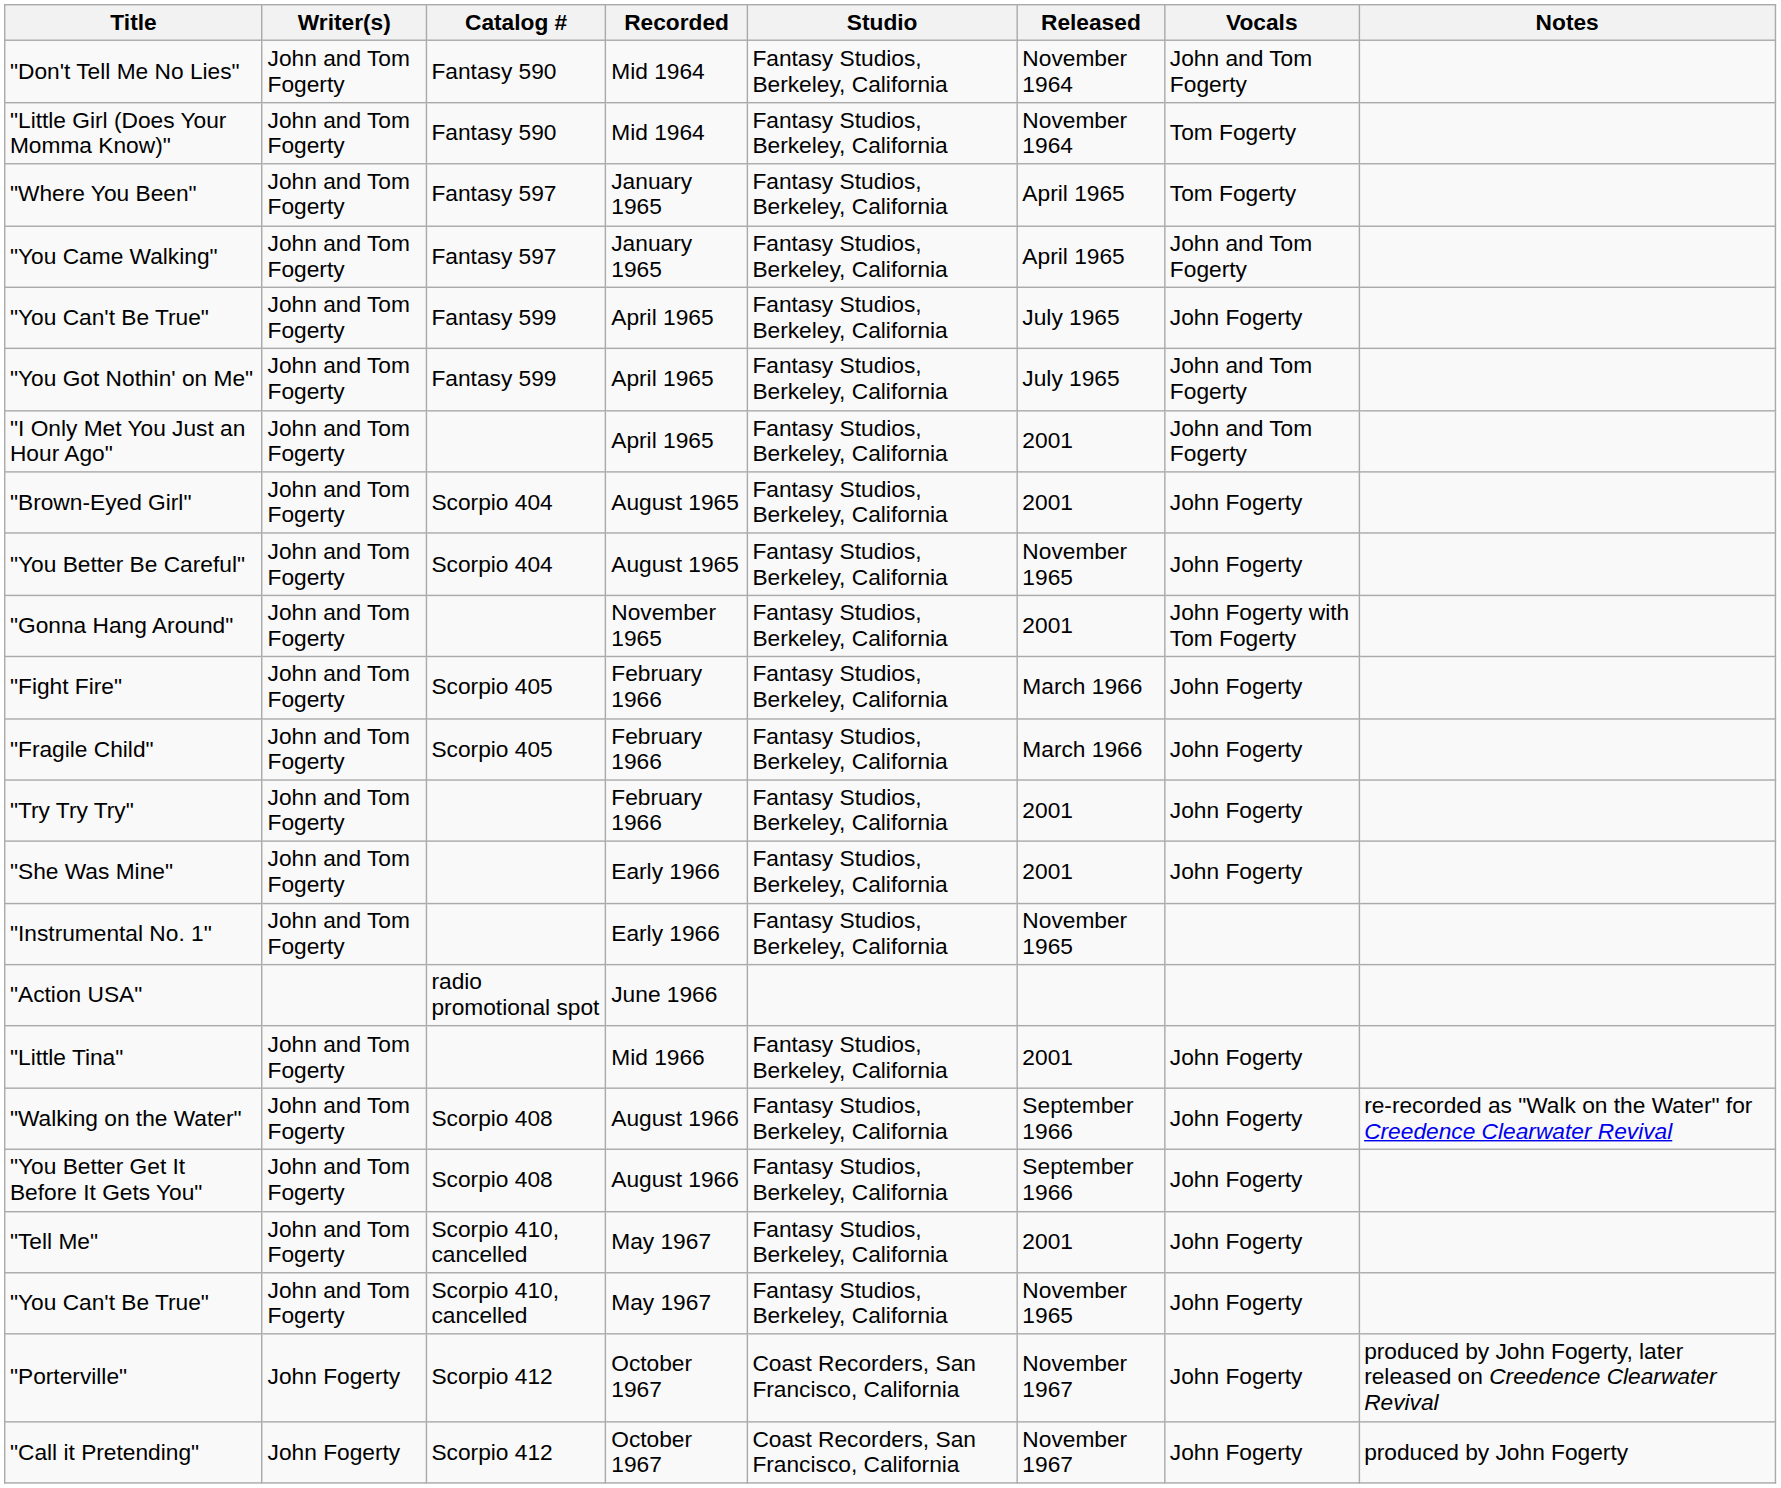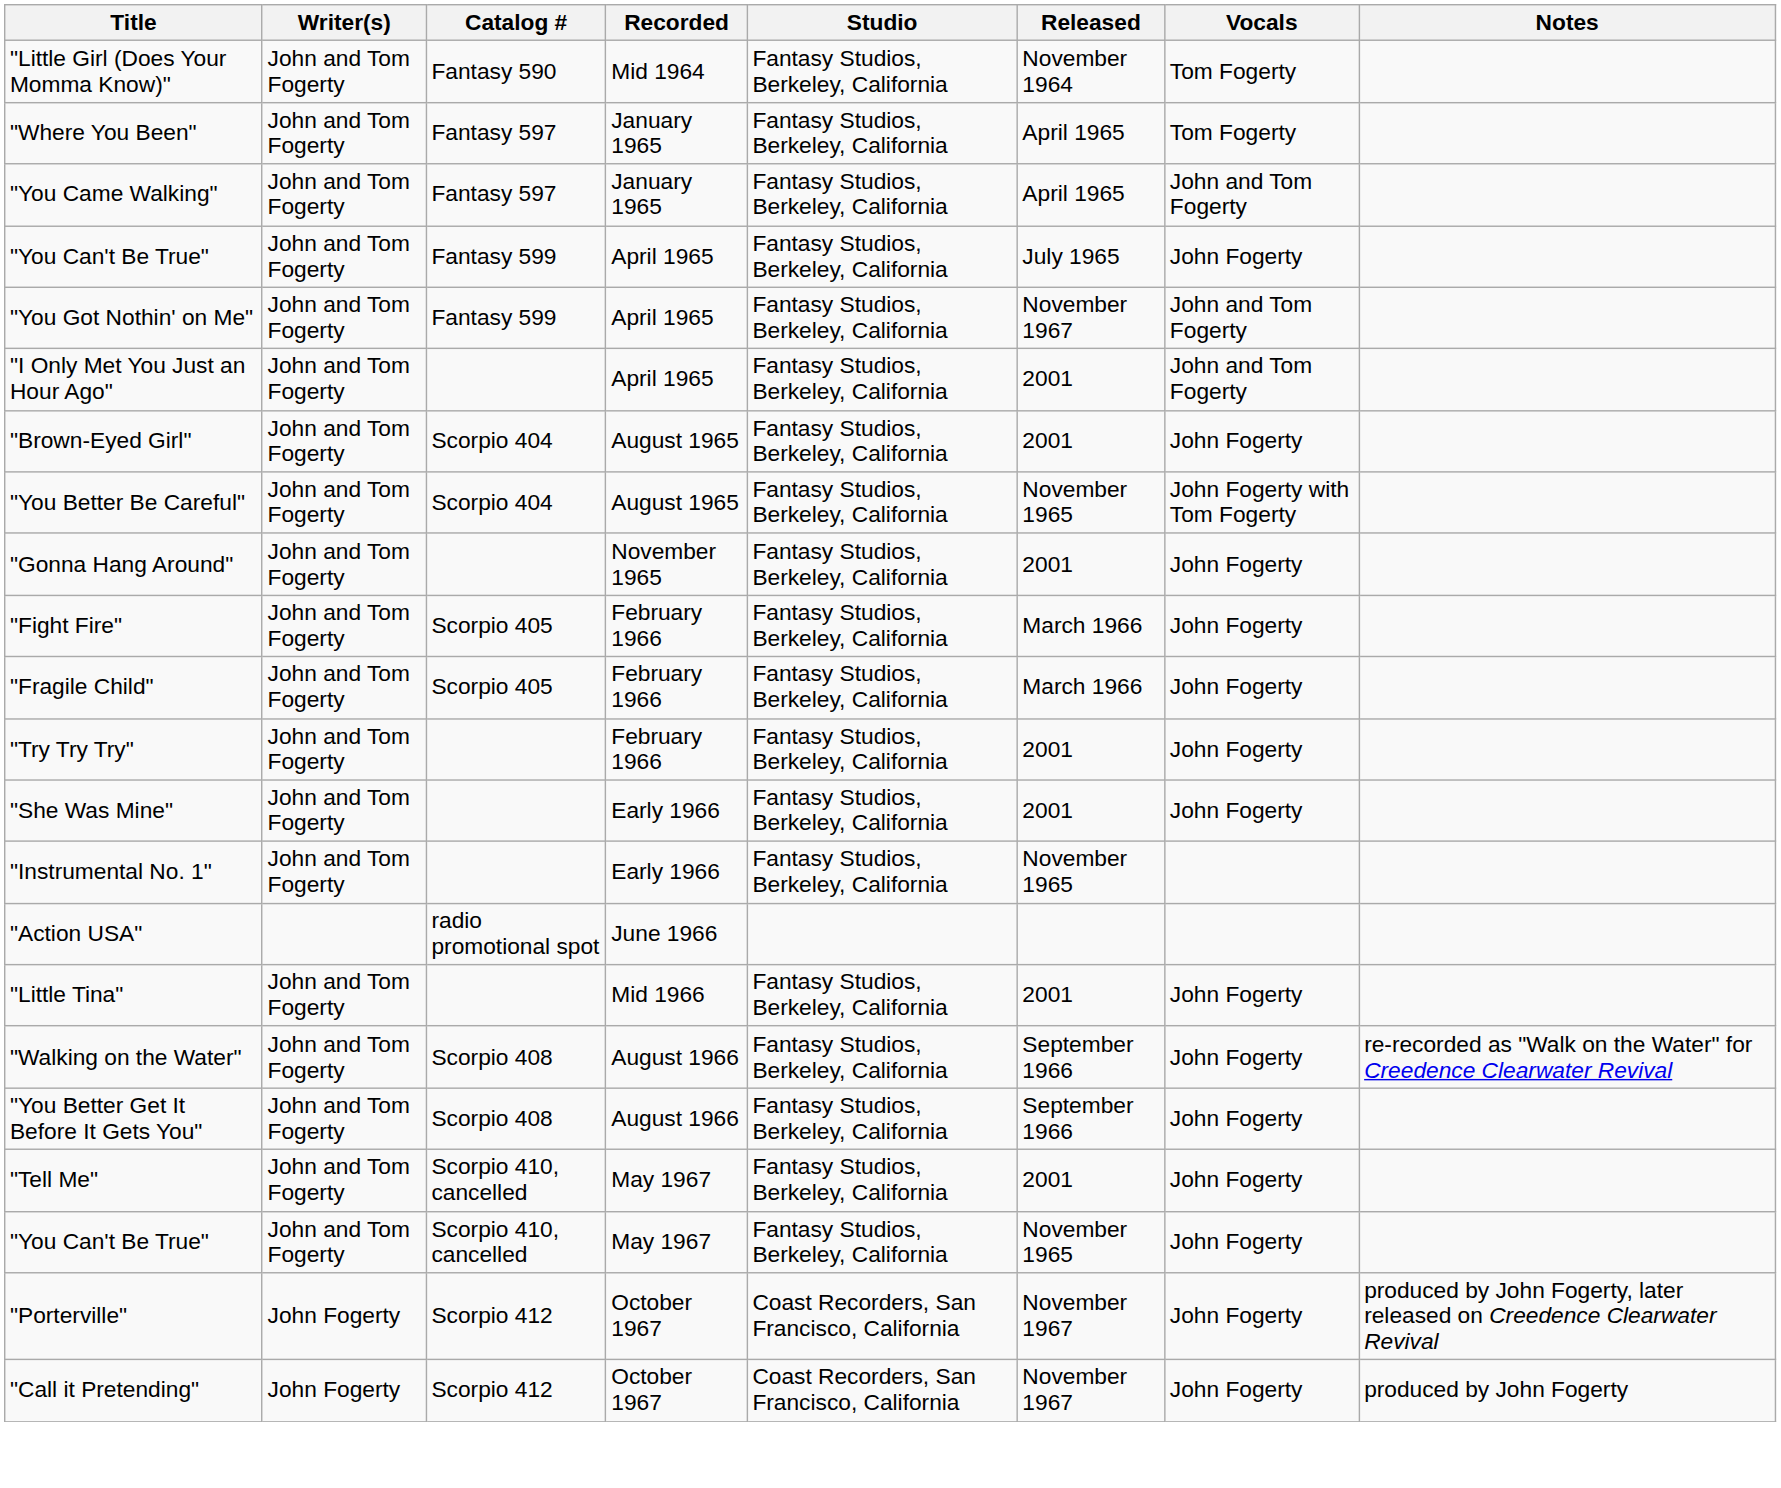- row: (125, 71)
(1071, 379) July 1965 -> (1075, 317) November 1967
(1236, 564) John Fogerty -> (1260, 502) John Fogerty with Tom Fogerty
(1260, 625) John Fogerty with Tom Fogerty -> (1236, 564) John Fogerty
